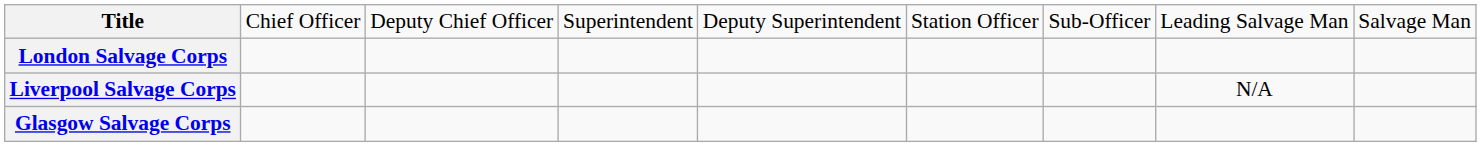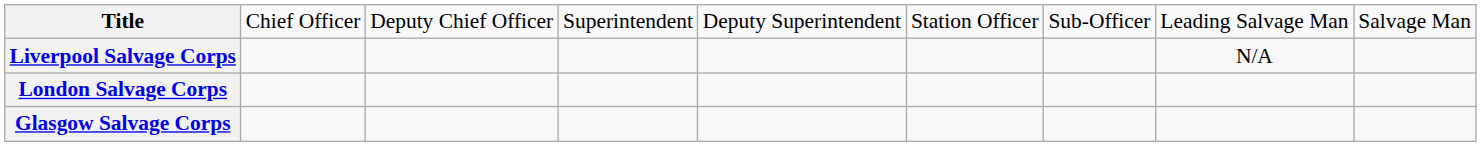rows swapped: (123, 55) <-> (123, 89)
